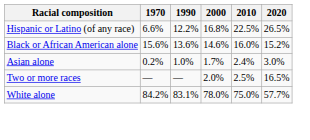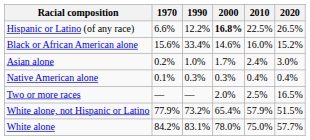(216, 29) normal -> (228, 29) bold
(186, 45) 13.6% -> (197, 45) 33.4%
+ row: (52, 78)
+ row: (78, 111)
